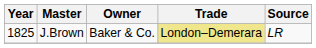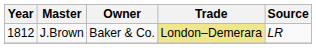(21, 33) 1825 -> (21, 33) 1812
